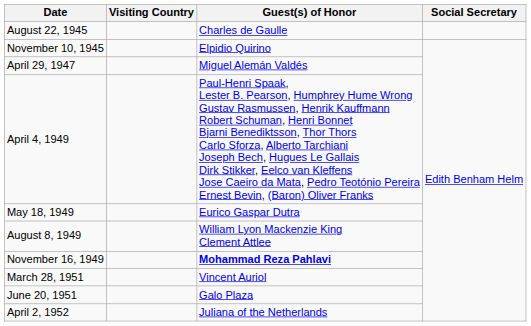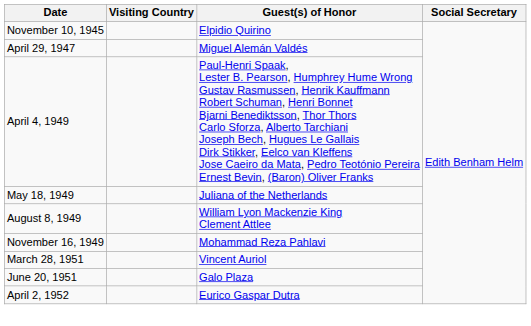- row: (47, 30)
(249, 212) Eurico Gaspar Dutra -> (263, 195) Juliana of the Netherlands
(265, 260) bold -> (262, 242) normal
(263, 312) Juliana of the Netherlands -> (249, 295) Eurico Gaspar Dutra
